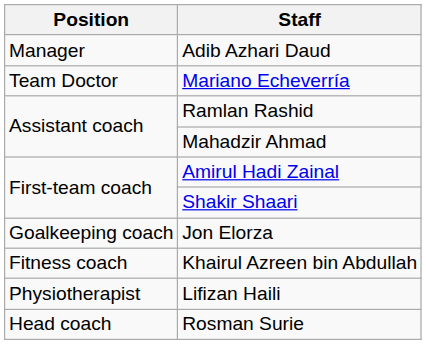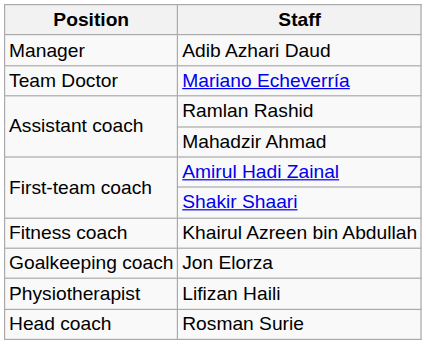rows swapped: (300, 263) <-> (228, 232)
